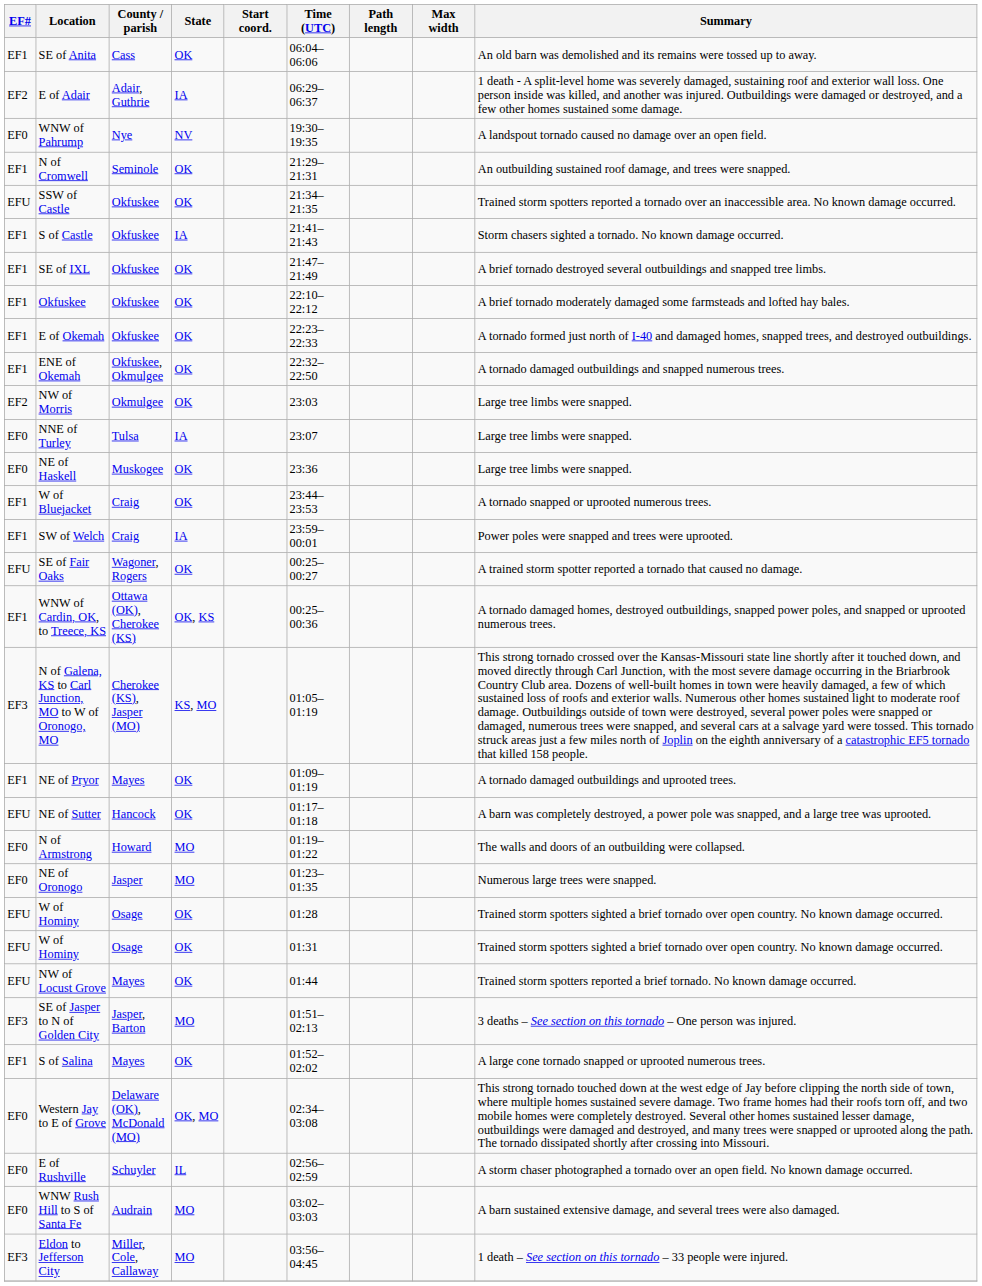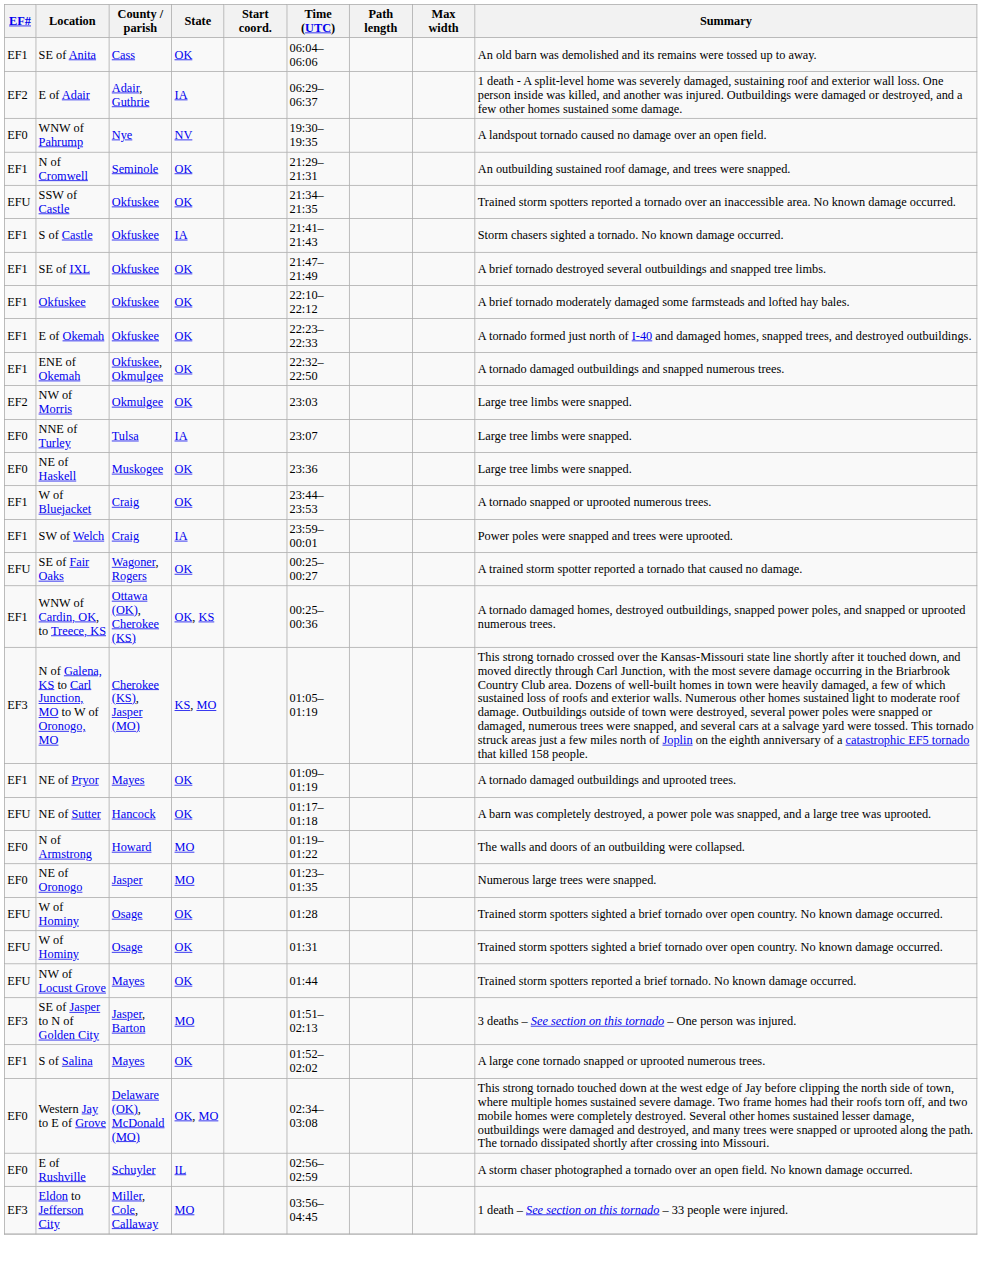- row: (69, 1210)
